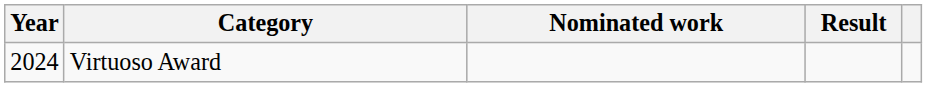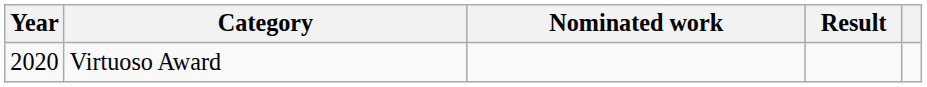(34, 61) 2024 -> (34, 61) 2020
